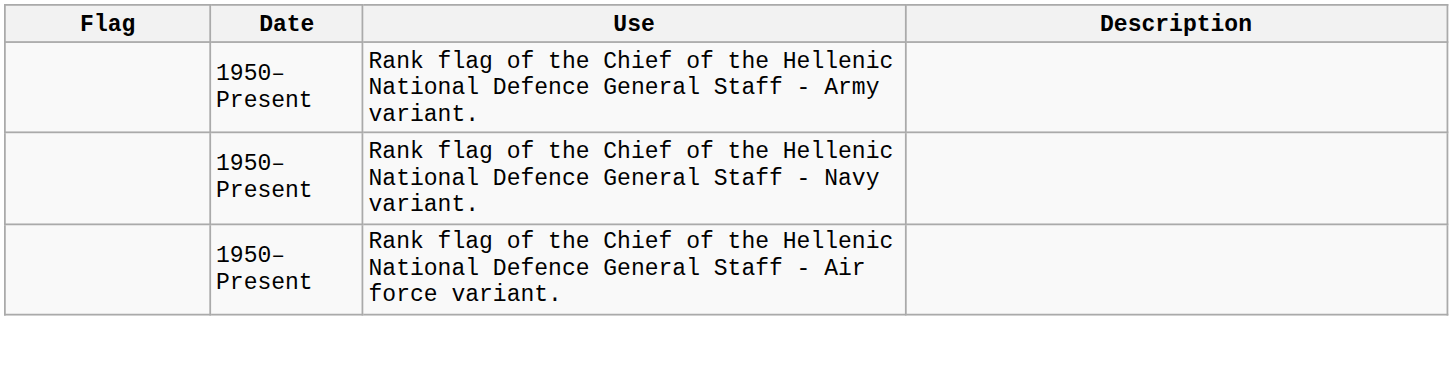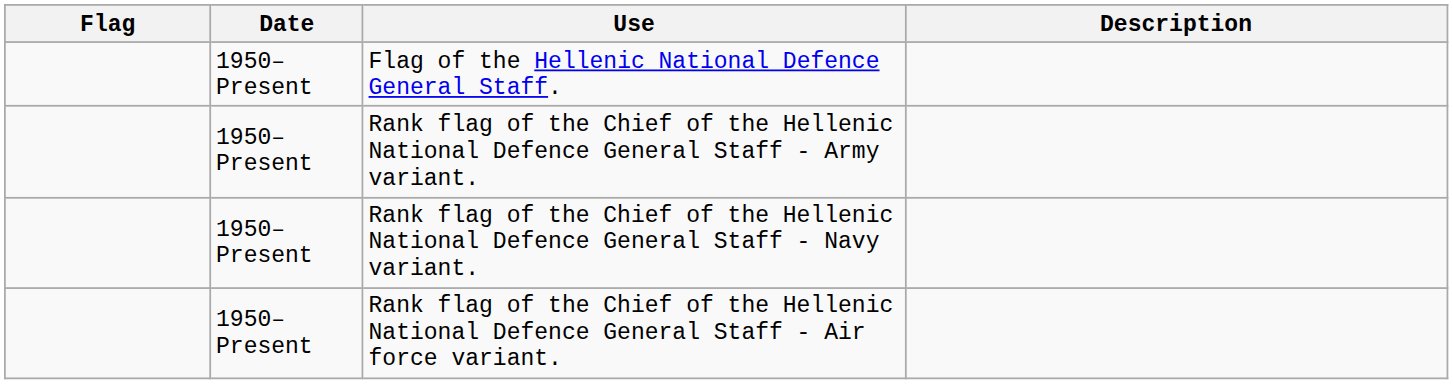+ row: (624, 74)
